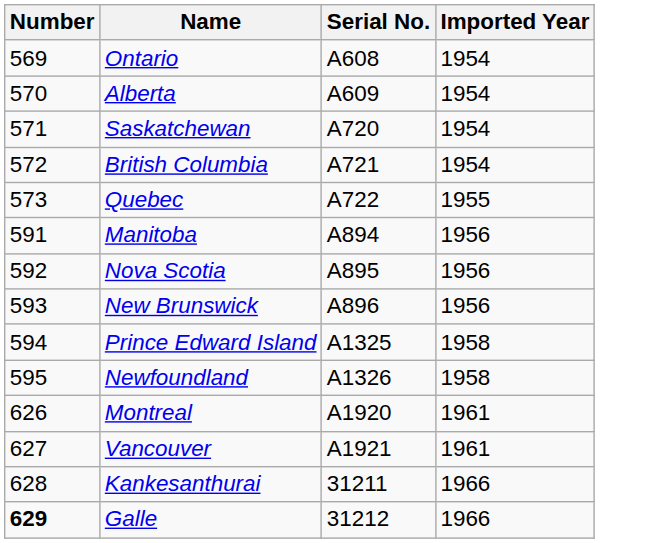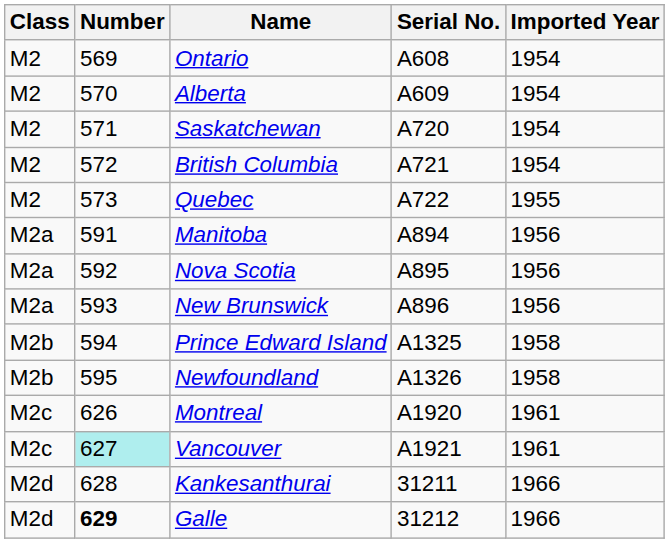+ column: (40, 22)
(29, 448) no background -> (99, 448) paleturquoise background
